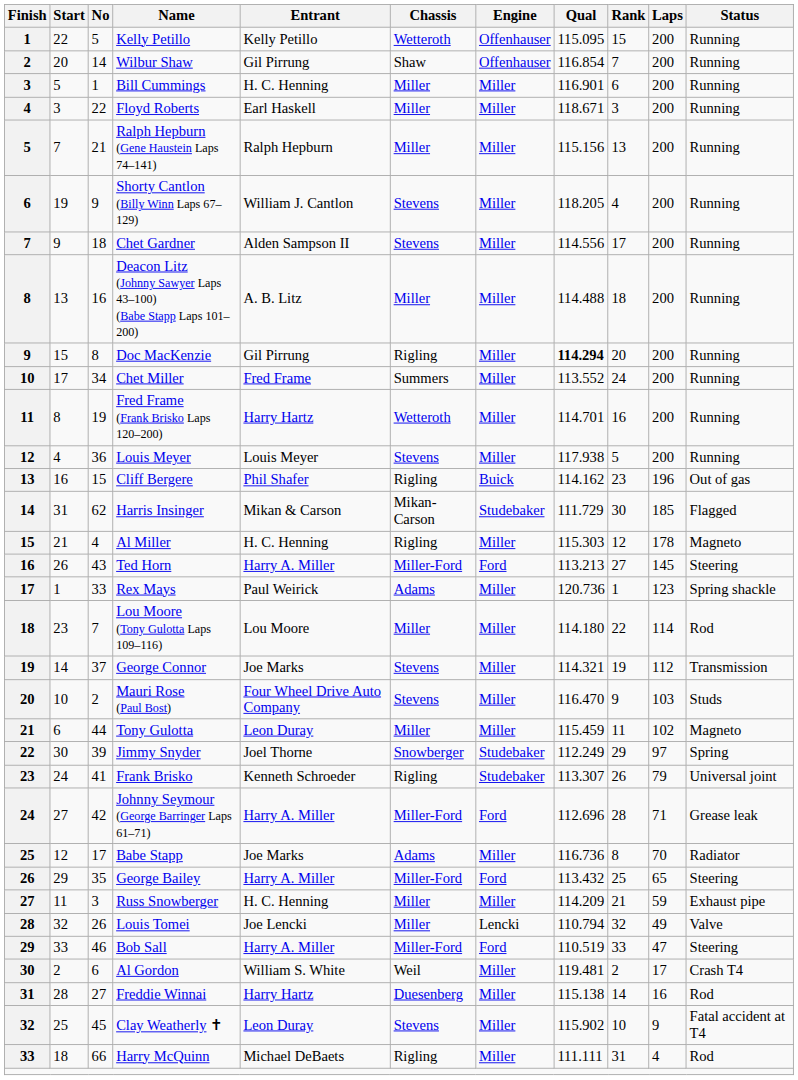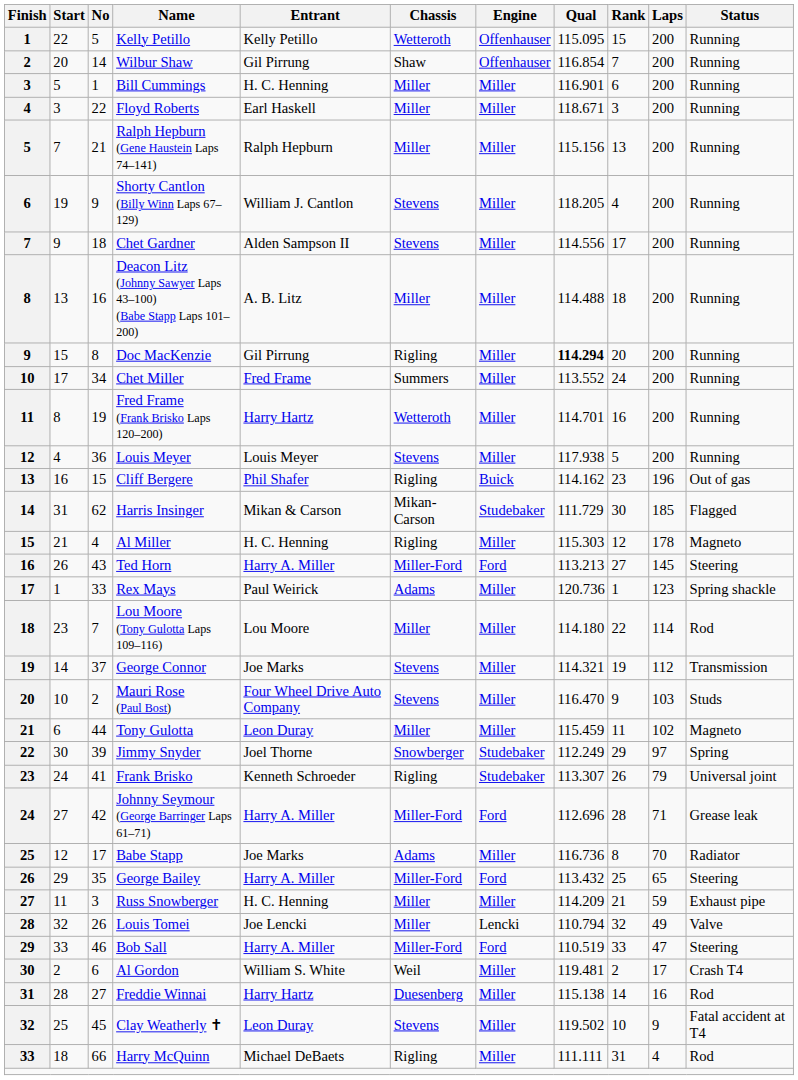(581, 1025) 115.902 -> (581, 1025) 119.502
